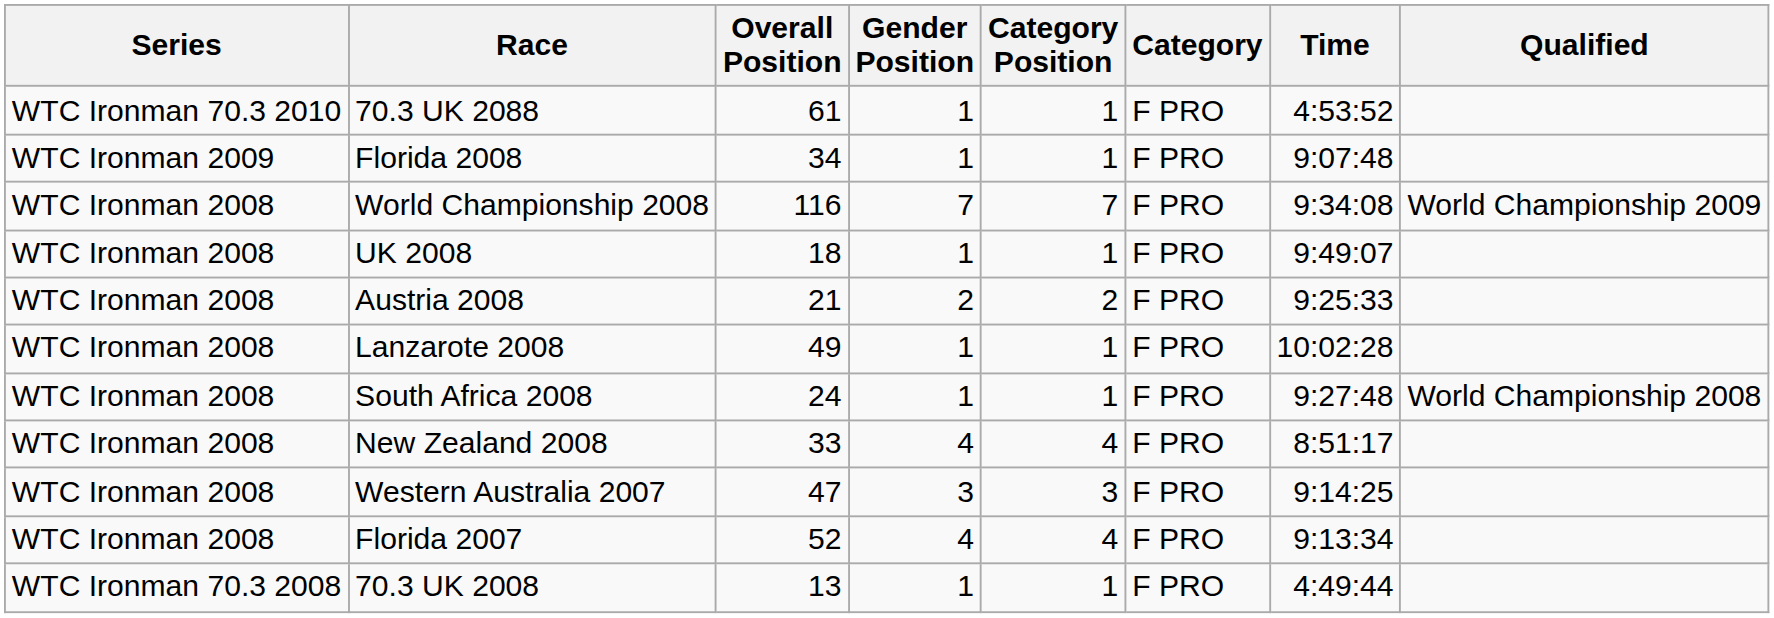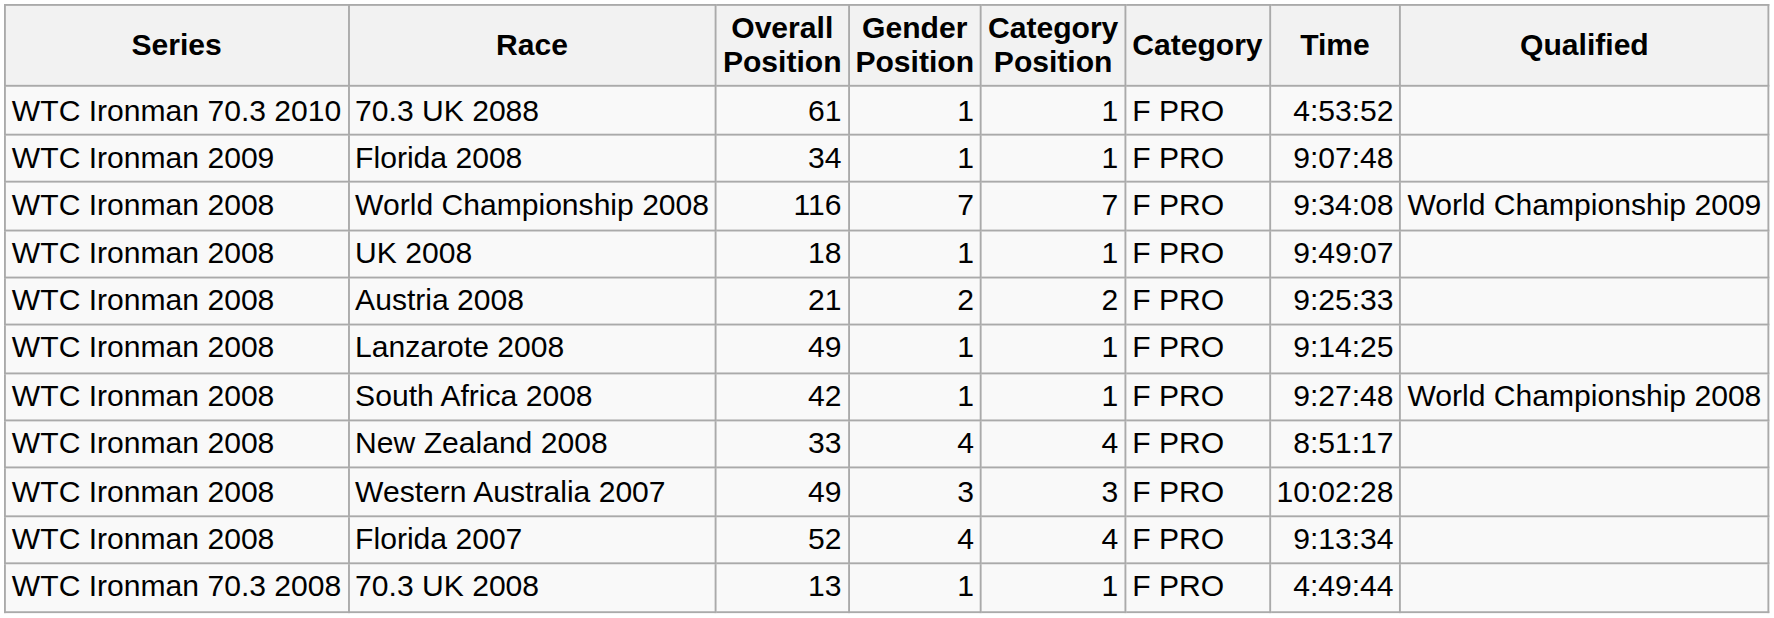(1335, 348) 10:02:28 -> (1343, 348) 9:14:25
(825, 396) 24 -> (825, 396) 42
(825, 491) 47 -> (825, 491) 49
(1343, 491) 9:14:25 -> (1335, 491) 10:02:28
